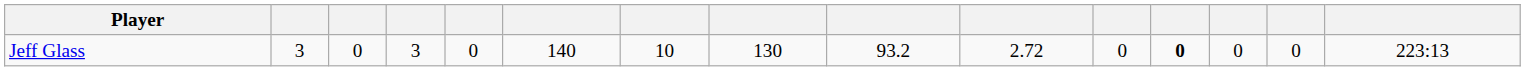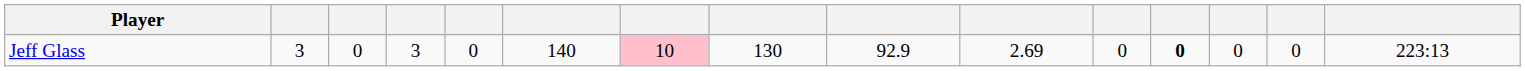(665, 50) no background -> (665, 50) pink background
(893, 50) 93.2 -> (893, 50) 92.9
(1027, 50) 2.72 -> (1027, 50) 2.69
